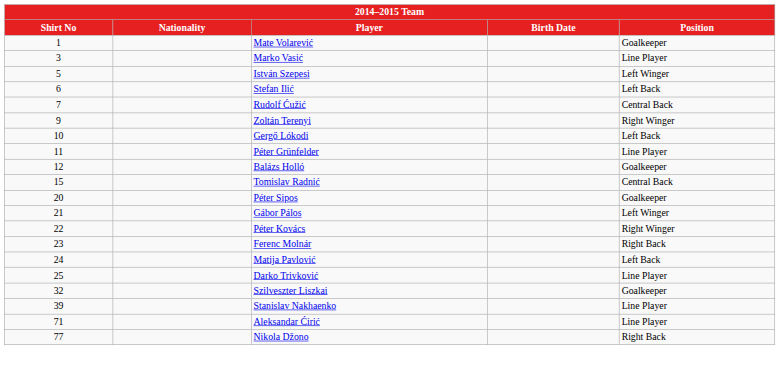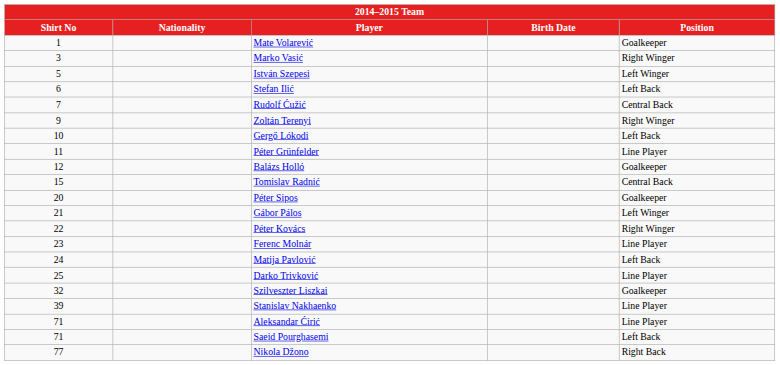(644, 58) Line Player -> (648, 58) Right Winger
(644, 244) Right Back -> (644, 244) Line Player
+ row: (291, 337)
